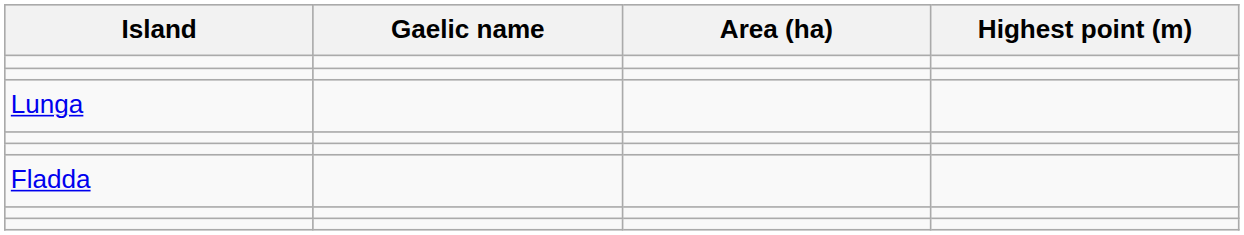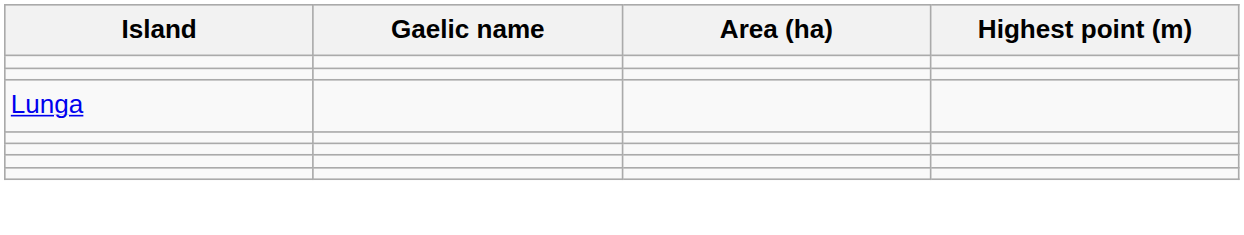- row: (51, 180)
